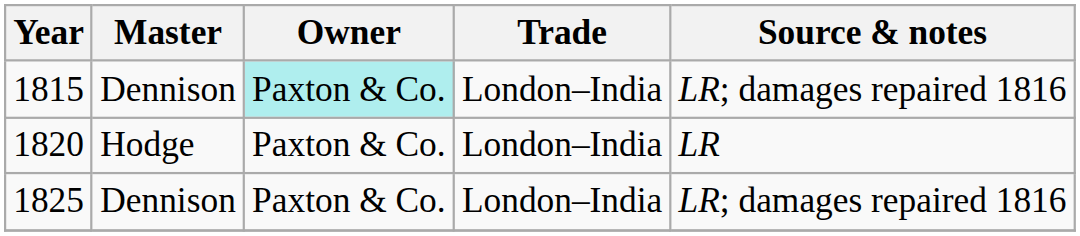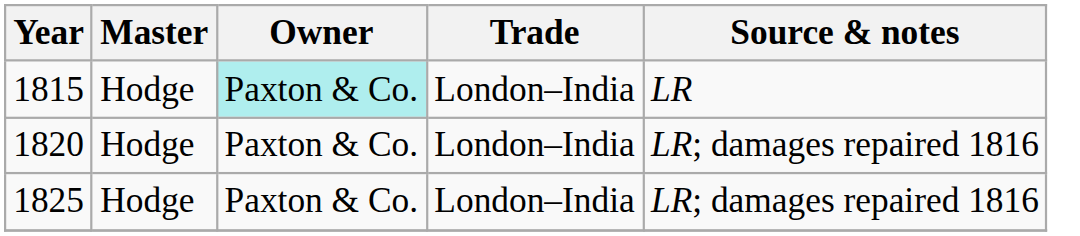(168, 88) Dennison -> (147, 88) Hodge
(872, 88) LR; damages repaired 1816 -> (672, 88) LR
(699, 144) LR -> (845, 144) LR; damages repaired 1816
(168, 200) Dennison -> (147, 200) Hodge
